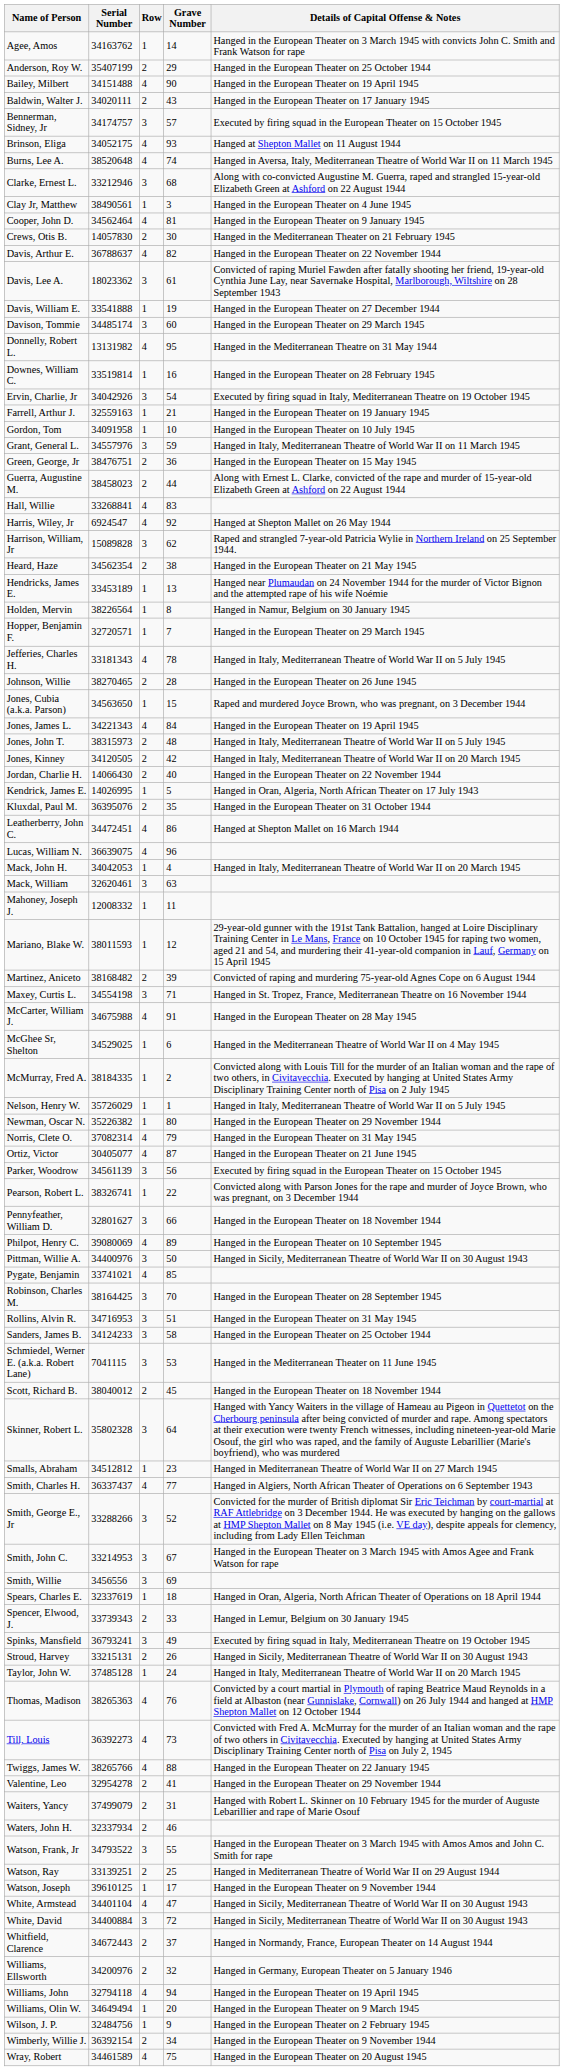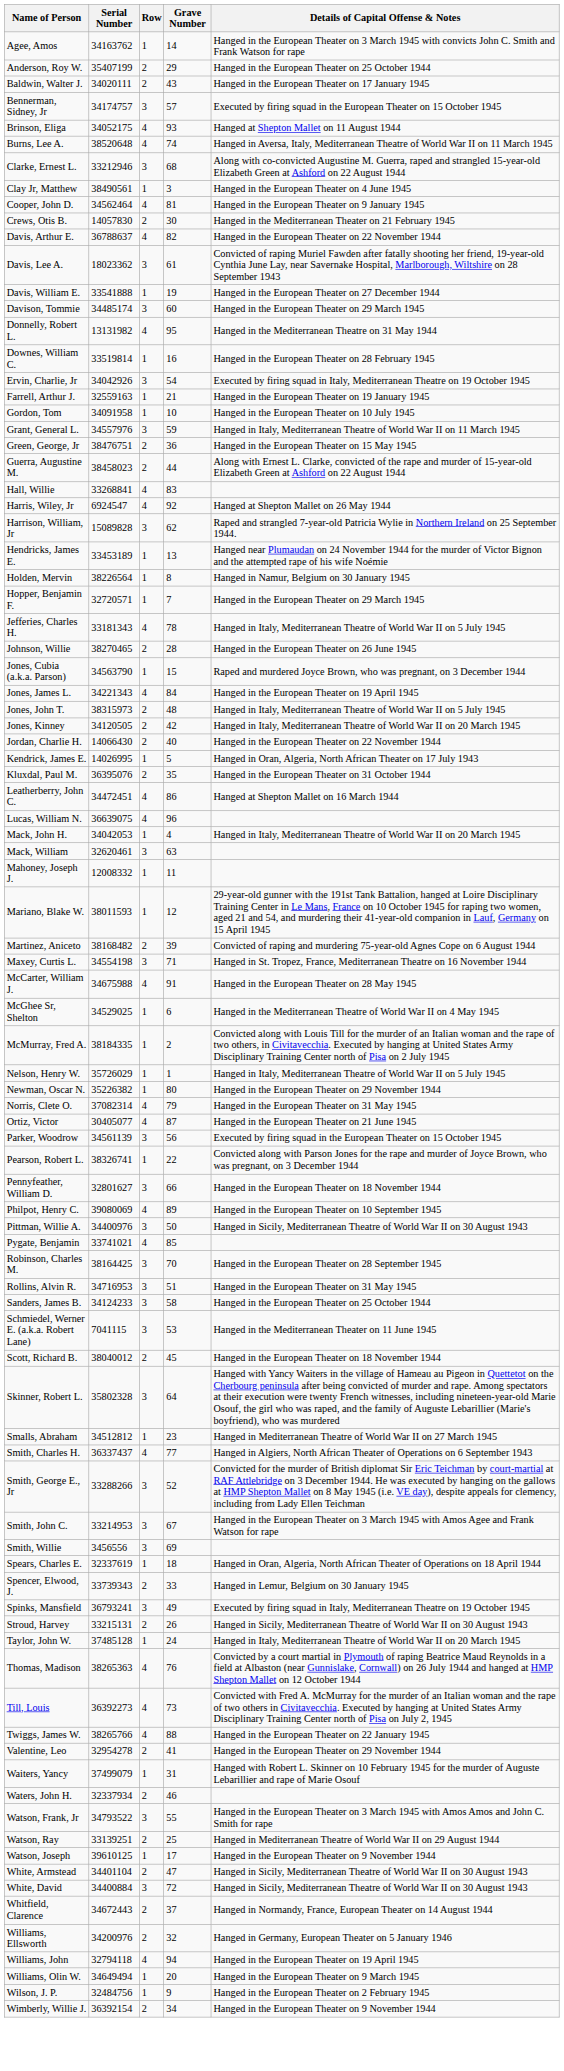- row: (38, 84)
- row: (32, 566)
(112, 704) 34563650 -> (112, 671) 34563790
(144, 1806) 2 -> (144, 1773) 1
(144, 1904) 4 -> (144, 1872) 2
- row: (34, 2057)
